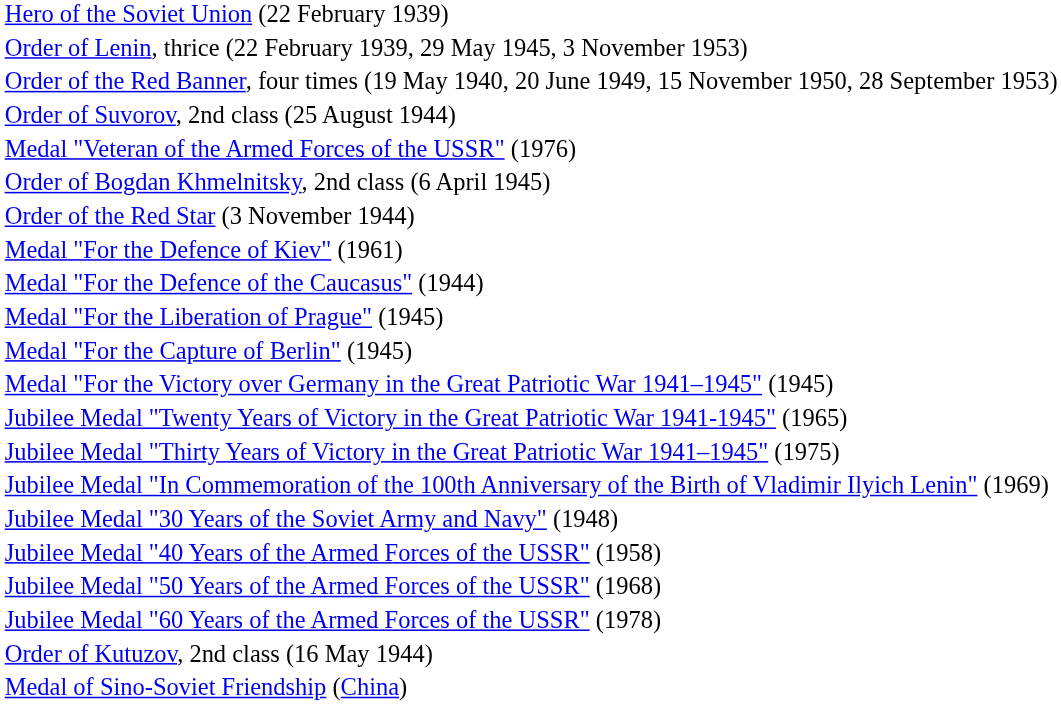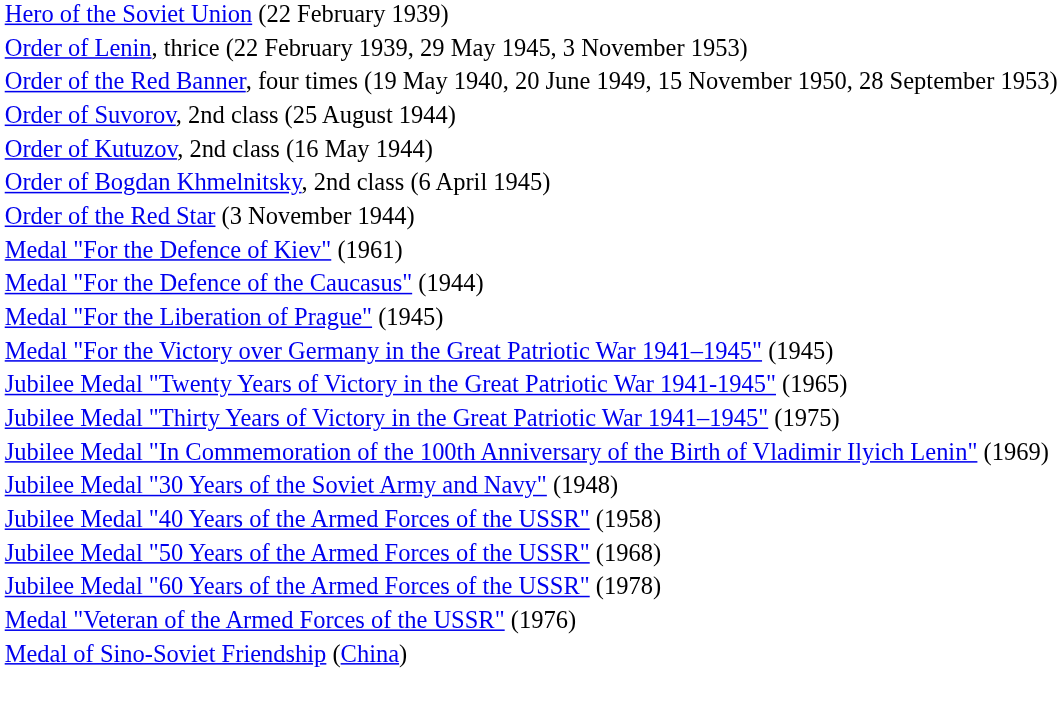rows swapped: (219, 653) <-> (290, 148)
- row: (208, 350)
